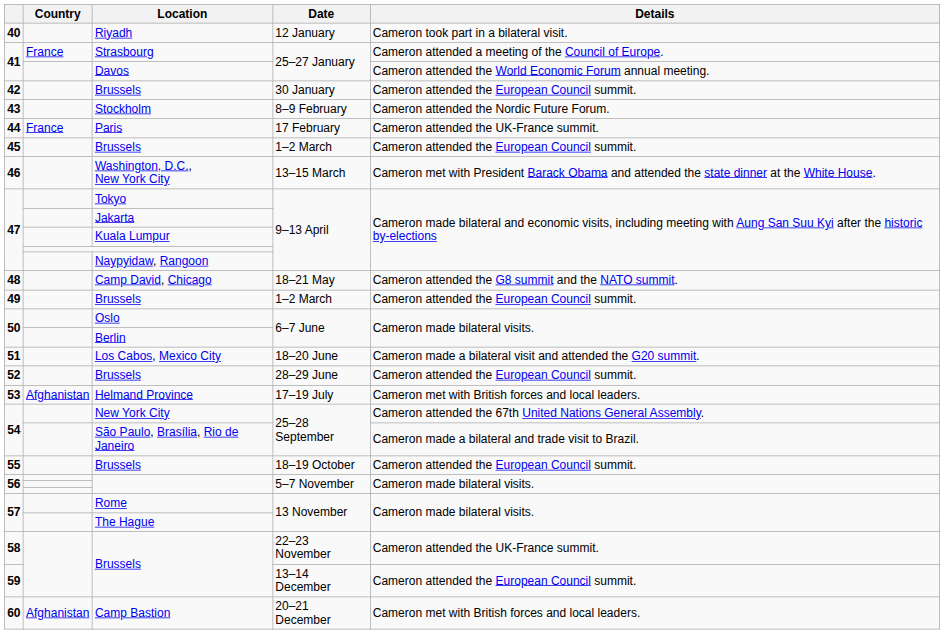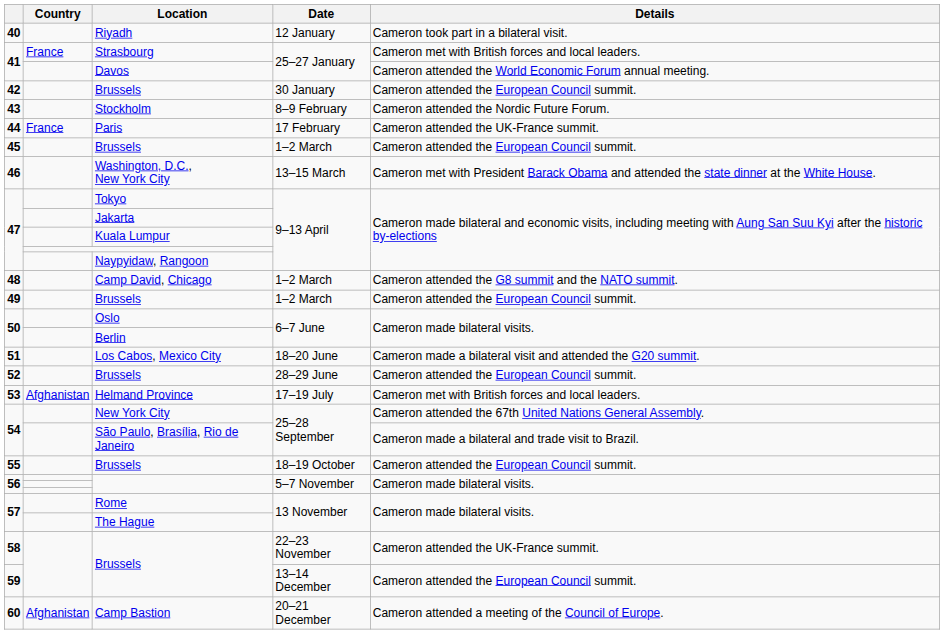(518, 52) Cameron attended a meeting of the Council of Europe. -> (506, 52) Cameron met with British forces and local leaders.
(305, 280) 18–21 May -> (304, 280) 1–2 March
(506, 613) Cameron met with British forces and local leaders. -> (518, 613) Cameron attended a meeting of the Council of Europe.
